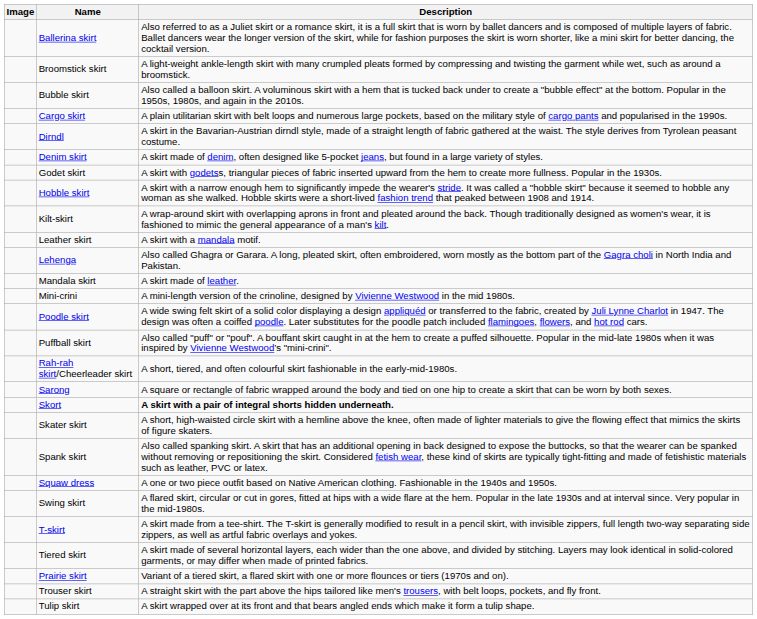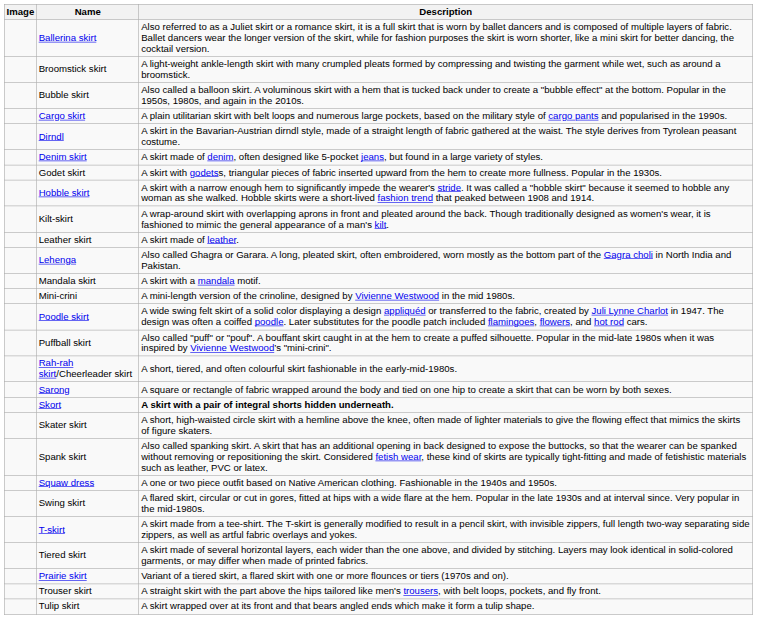(201, 239) A skirt with a mandala motif. -> (190, 239) A skirt made of leather.
(190, 281) A skirt made of leather. -> (201, 281) A skirt with a mandala motif.
